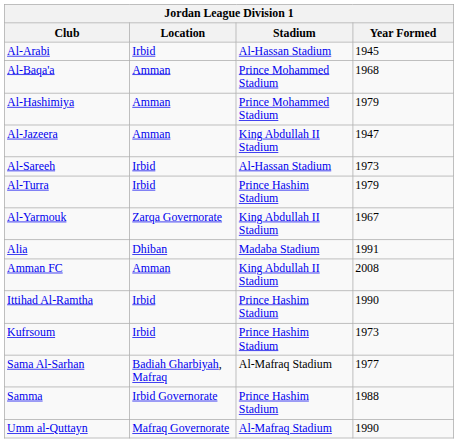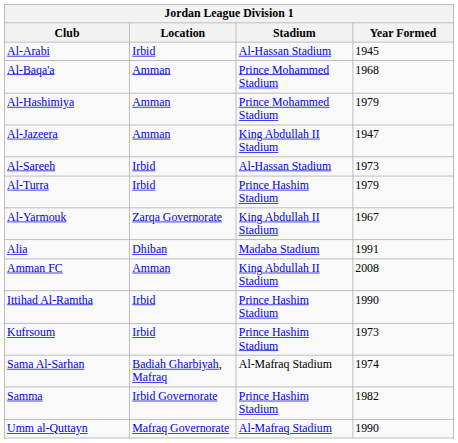(367, 364) 1977 -> (367, 364) 1974
(367, 396) 1988 -> (367, 396) 1982
